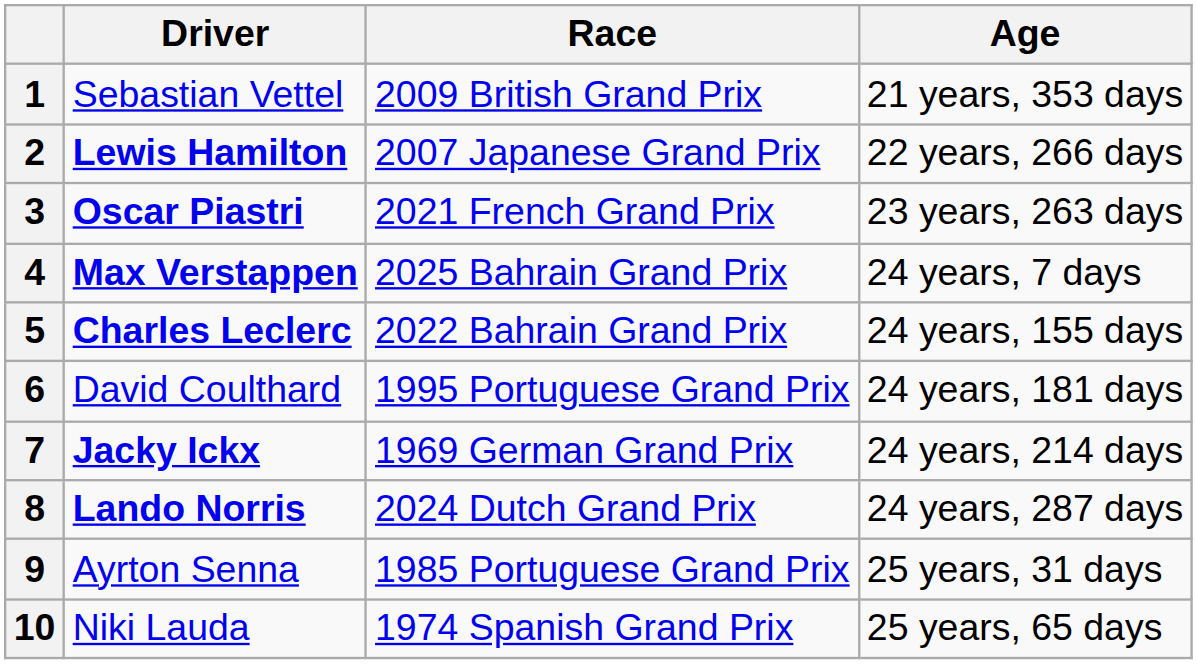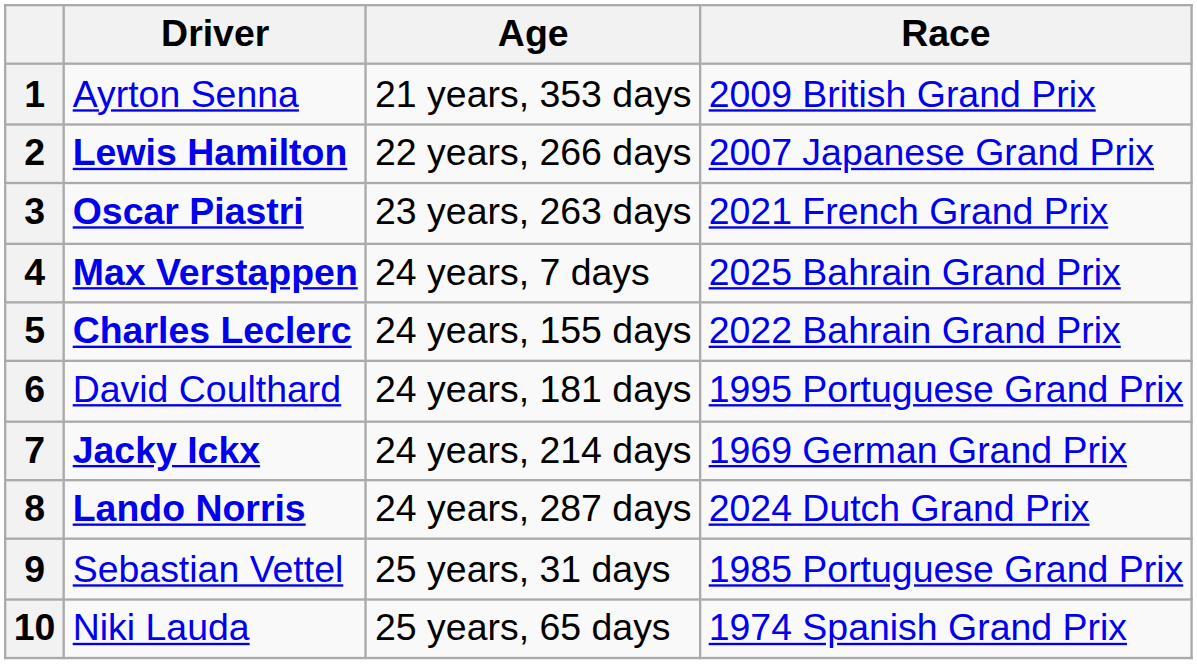columns swapped: (1025, 34) <-> (612, 34)
(208, 93) Sebastian Vettel -> (186, 93) Ayrton Senna
(186, 568) Ayrton Senna -> (208, 568) Sebastian Vettel
